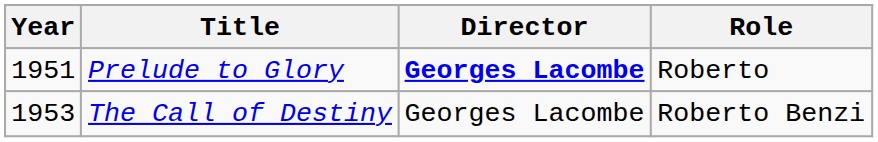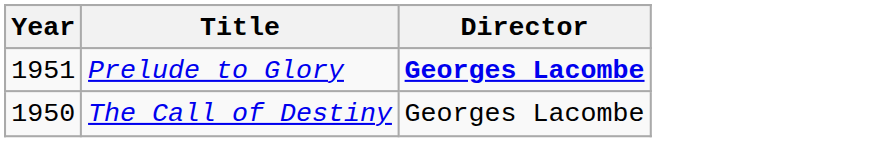- column: (761, 27)
(43, 114) 1953 -> (43, 114) 1950
